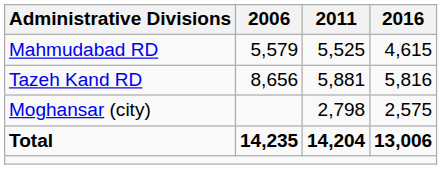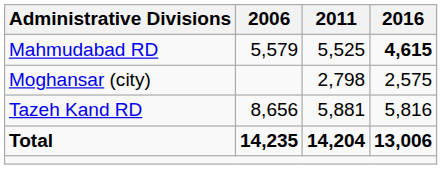(408, 49) normal -> (408, 49) bold
rows swapped: (76, 79) <-> (80, 110)
